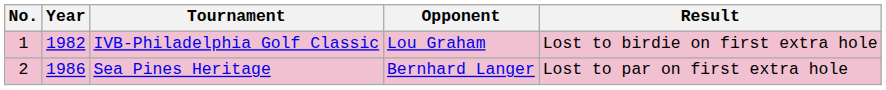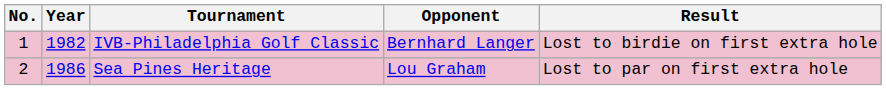(436, 45) Lou Graham -> (461, 45) Bernhard Langer
(461, 71) Bernhard Langer -> (436, 71) Lou Graham
